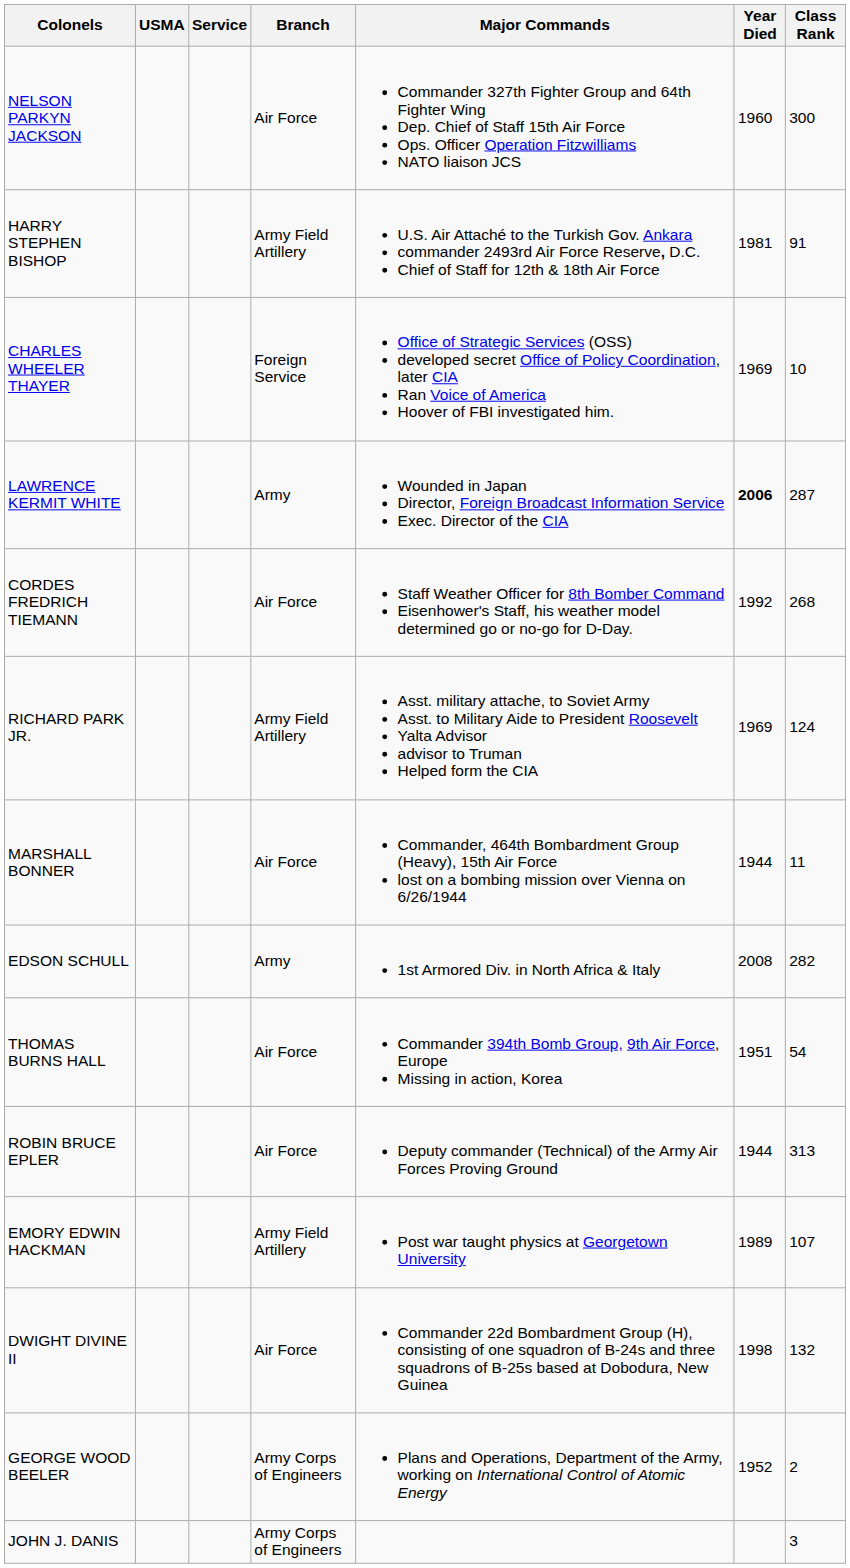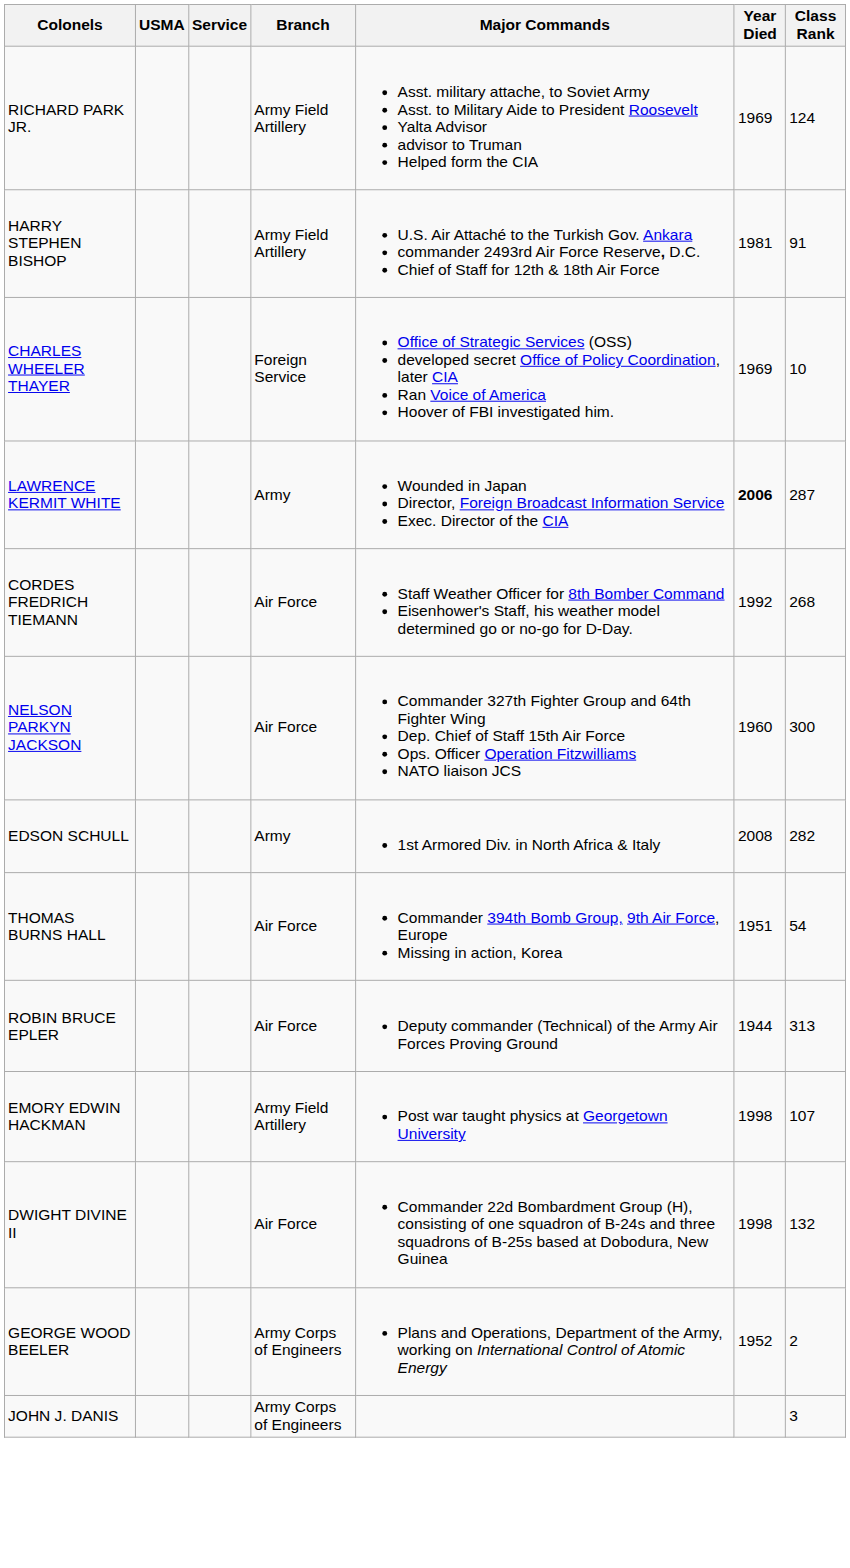rows swapped: (45, 118) <-> (66, 728)
- row: (50, 862)
(755, 1242) 1989 -> (755, 1116) 1998
